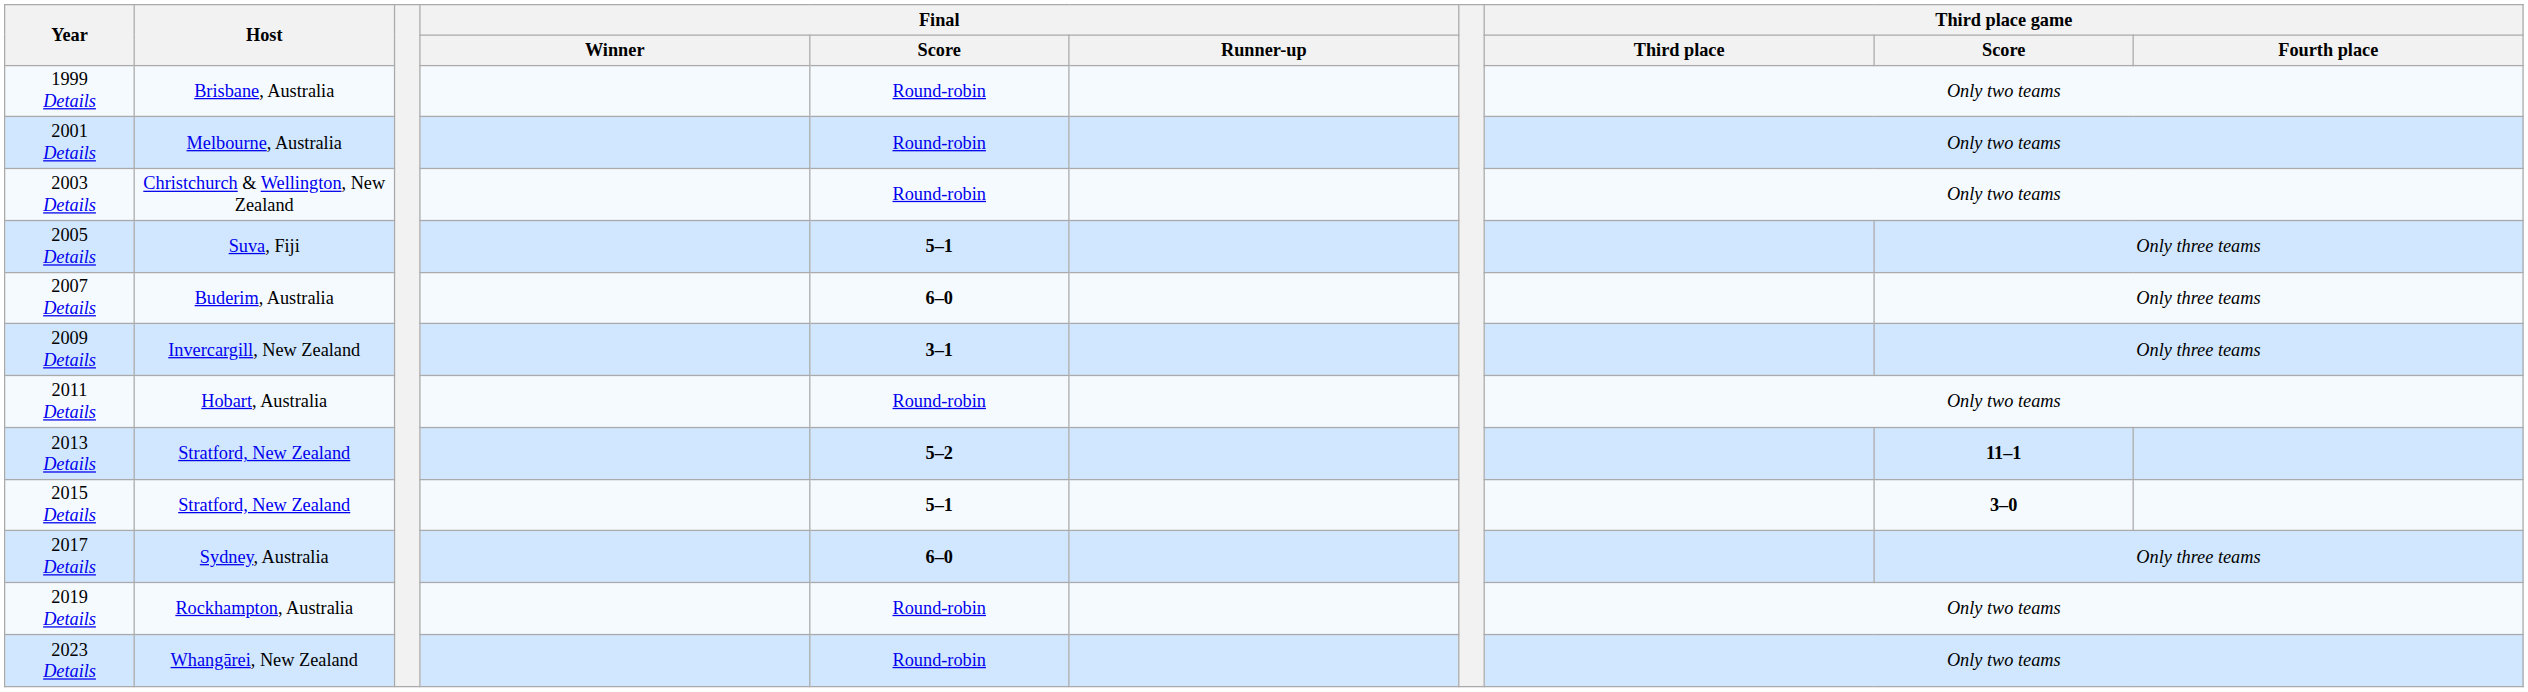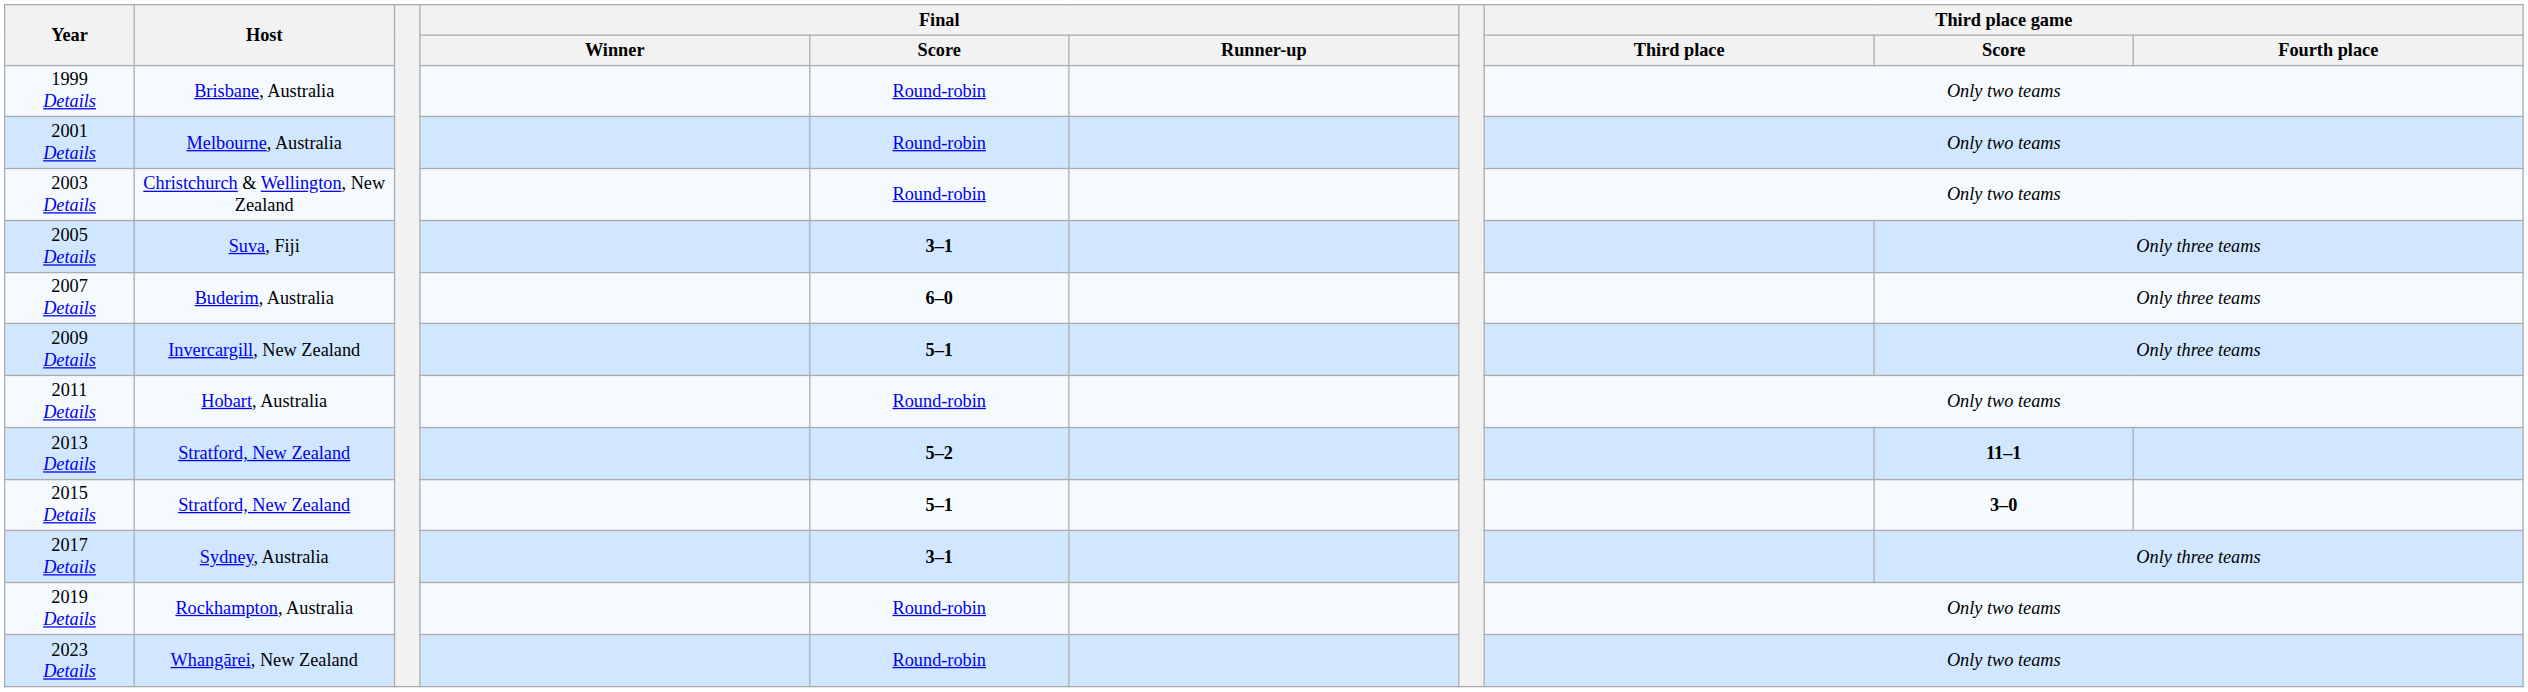(939, 246) 5–1 -> (939, 246) 3–1
(939, 349) 3–1 -> (939, 349) 5–1
(939, 556) 6–0 -> (939, 556) 3–1
